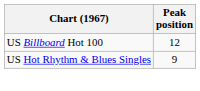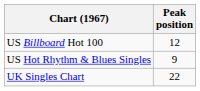+ row: (46, 77)
